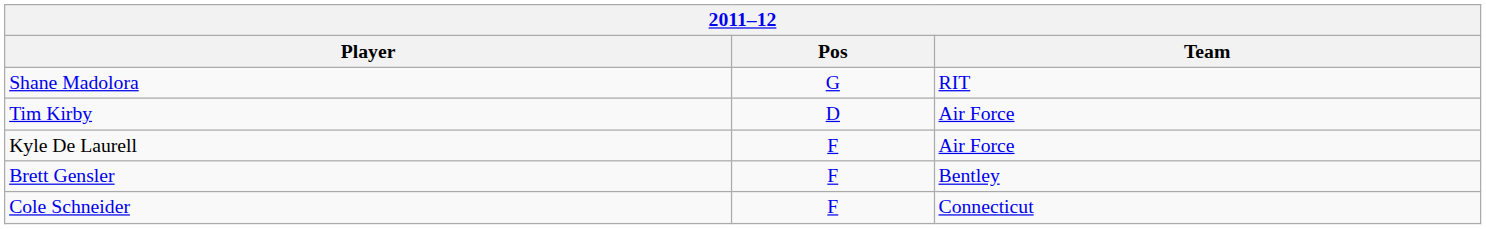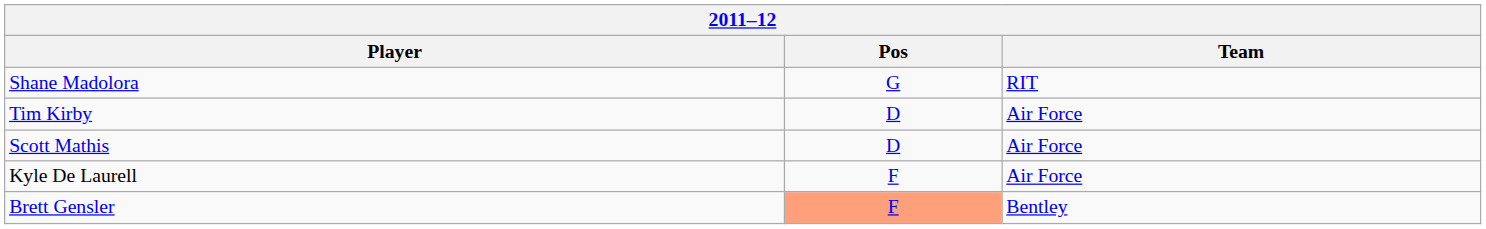+ row: (59, 144)
(833, 176) no background -> (893, 207) lightsalmon background
- row: (70, 207)
